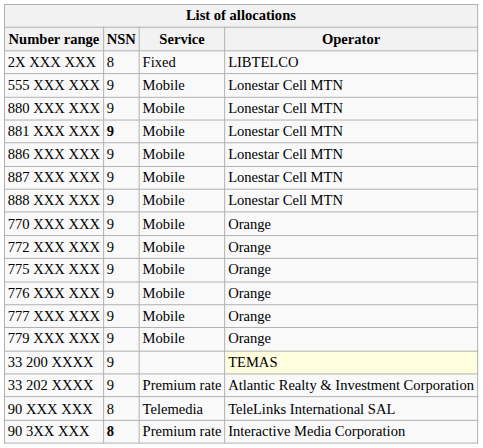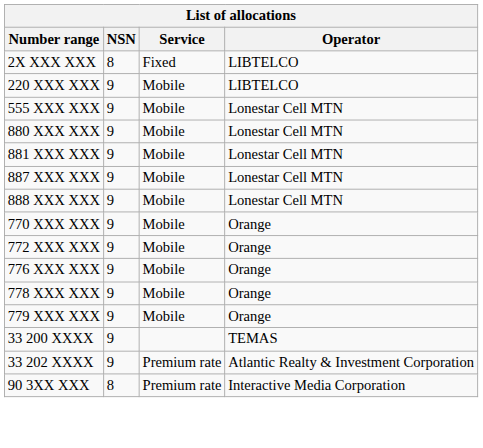+ row: (54, 85)
(110, 131) bold -> (110, 154) normal
- row: (54, 154)
- row: (54, 270)
- row: (54, 316)
+ row: (54, 293)
(253, 362) lightyellow background -> (253, 339) no background
- row: (50, 408)
(110, 431) bold -> (110, 385) normal
